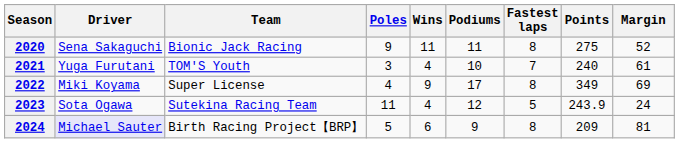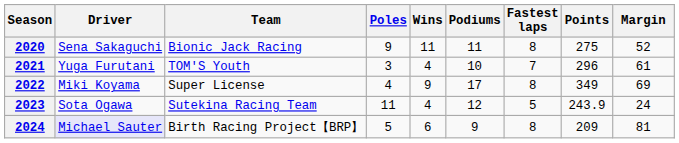(587, 67) 240 -> (587, 67) 296
